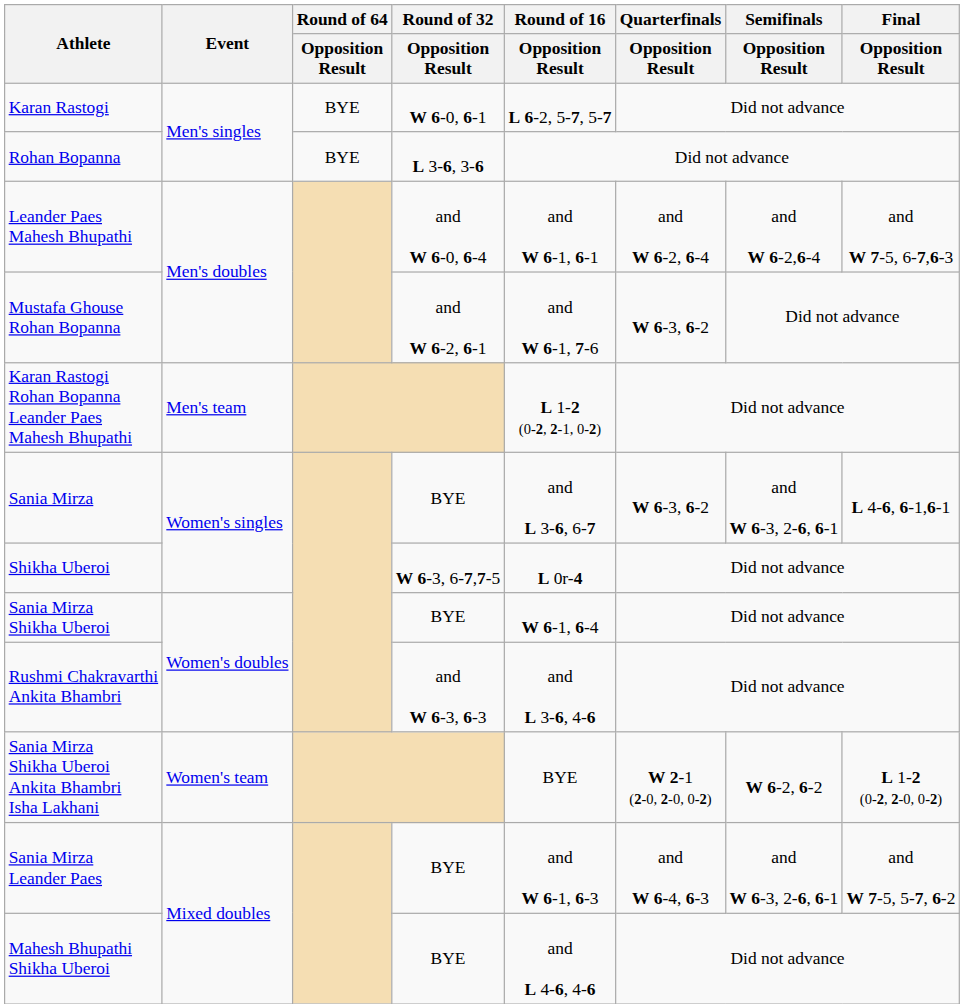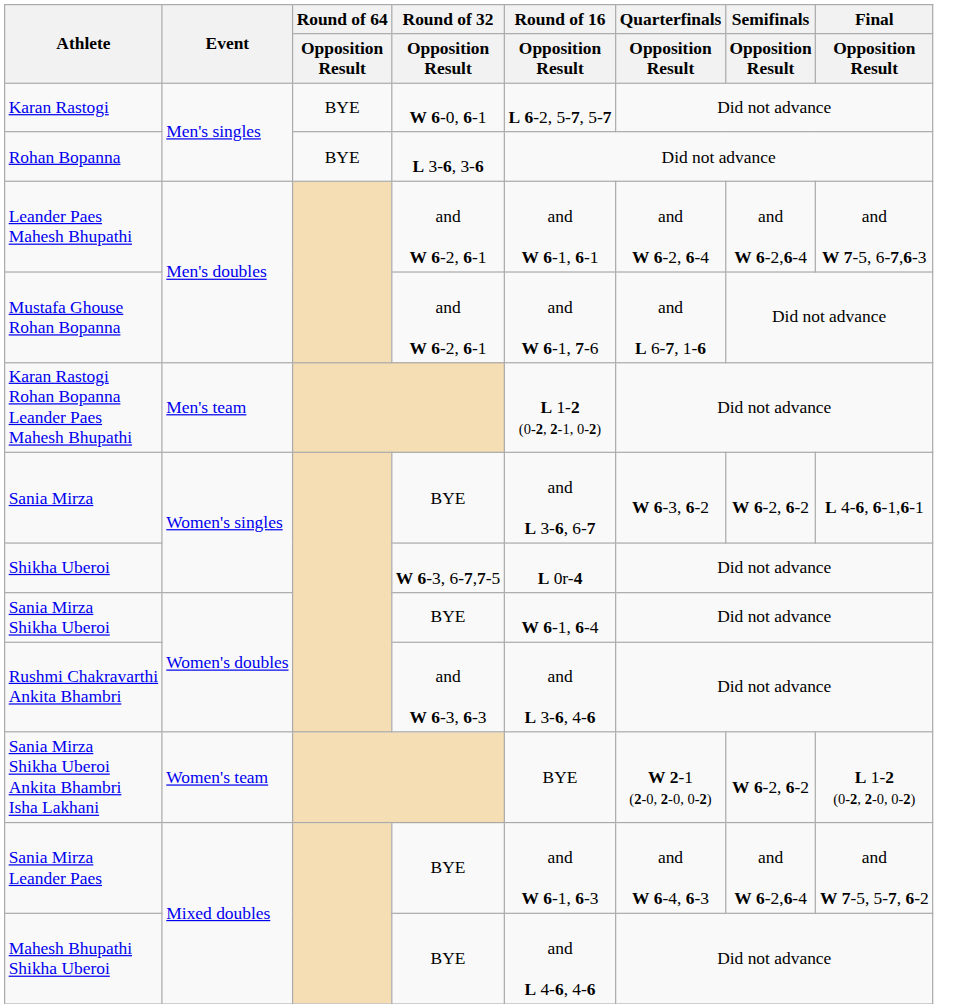(448, 237) and W 6-0, 6-4 -> (448, 237) and W 6-2, 6-1
(671, 327) W 6-3, 6-2 -> (670, 327) and L 6-7, 1-6
(784, 508) and W 6-3, 2-6, 6-1 -> (771, 508) W 6-2, 6-2
(784, 878) and W 6-3, 2-6, 6-1 -> (771, 878) and W 6-2,6-4
